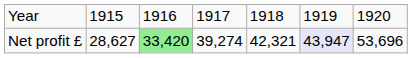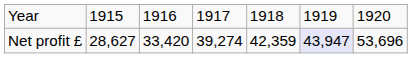(166, 40) lightgreen background -> (166, 40) no background
(273, 40) 42,321 -> (273, 40) 42,359
